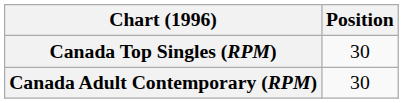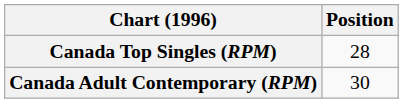(360, 51) 30 -> (360, 51) 28
